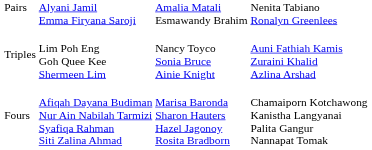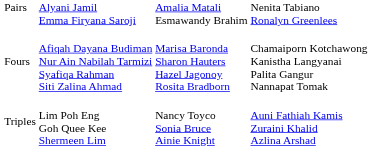rows swapped: (20, 55) <-> (17, 115)
